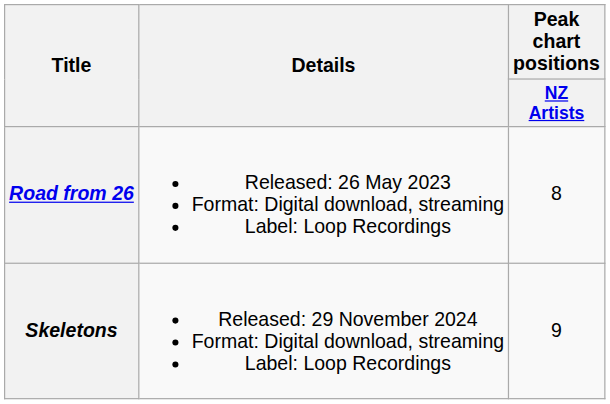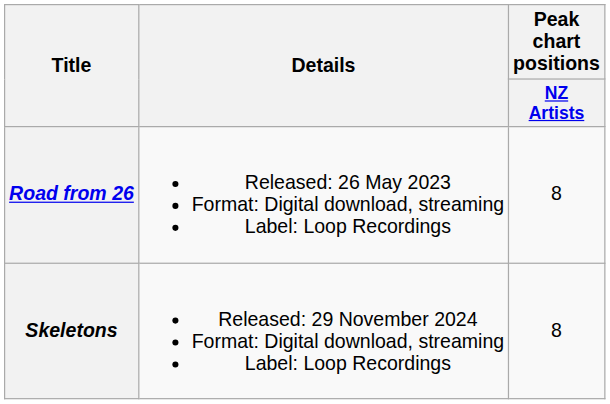(556, 330) 9 -> (556, 330) 8
